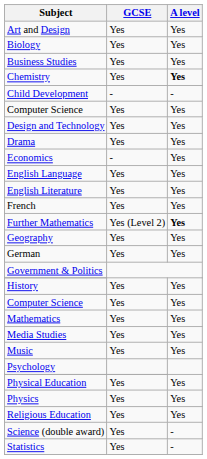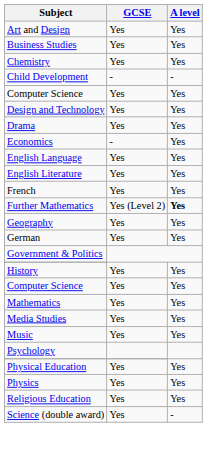- row: (24, 45)
(178, 77) bold -> (178, 61) normal
- row: (26, 447)
